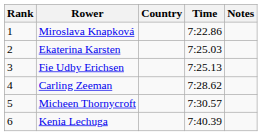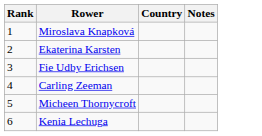- column: (205, 13)
